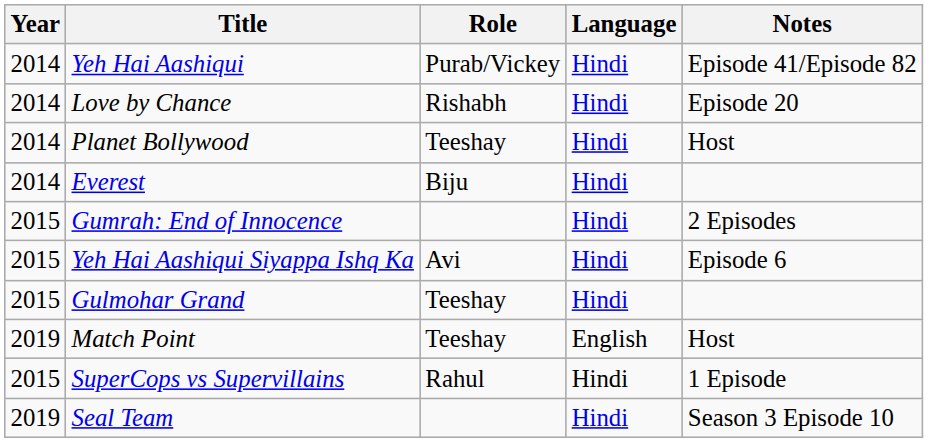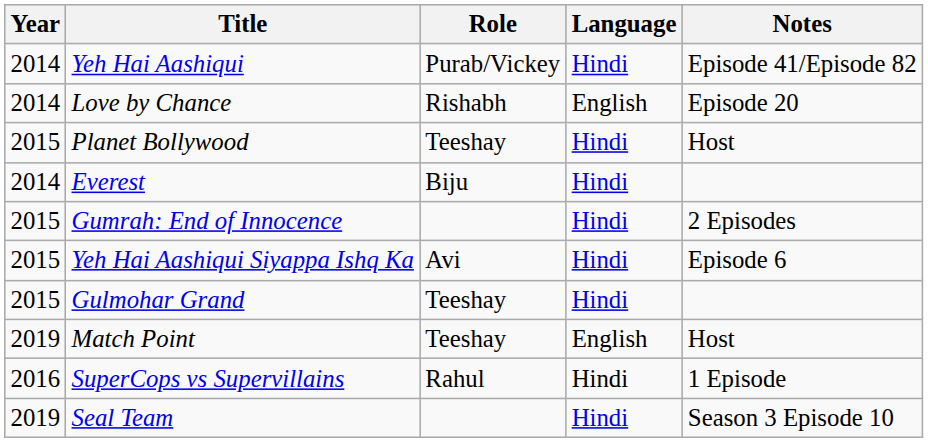(600, 102) Hindi -> (610, 102) English
(35, 142) 2014 -> (35, 142) 2015
(35, 378) 2015 -> (35, 378) 2016
